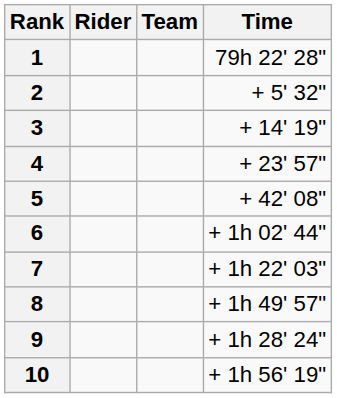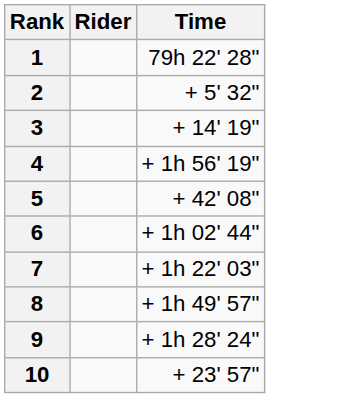- column: (170, 22)
(283, 163) + 23' 57" -> (201, 163) + 1h 56' 19"
(267, 374) + 1h 56' 19" -> (216, 374) + 23' 57"
